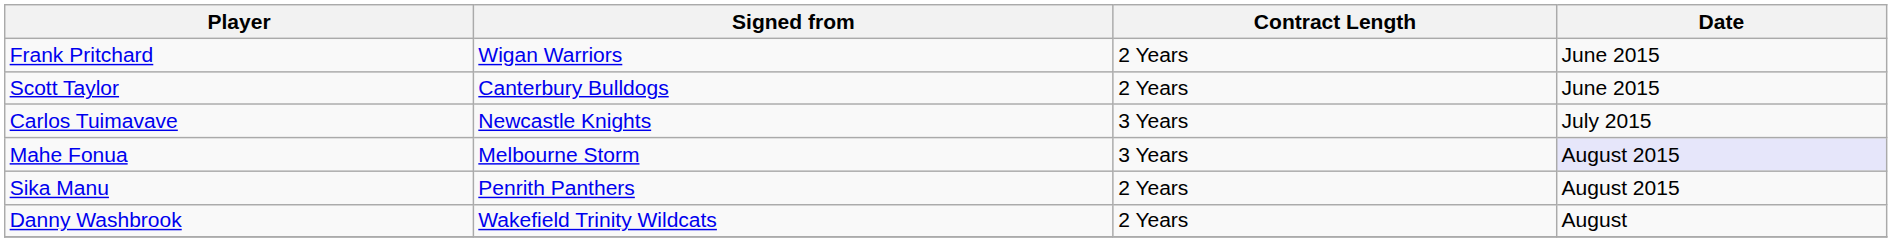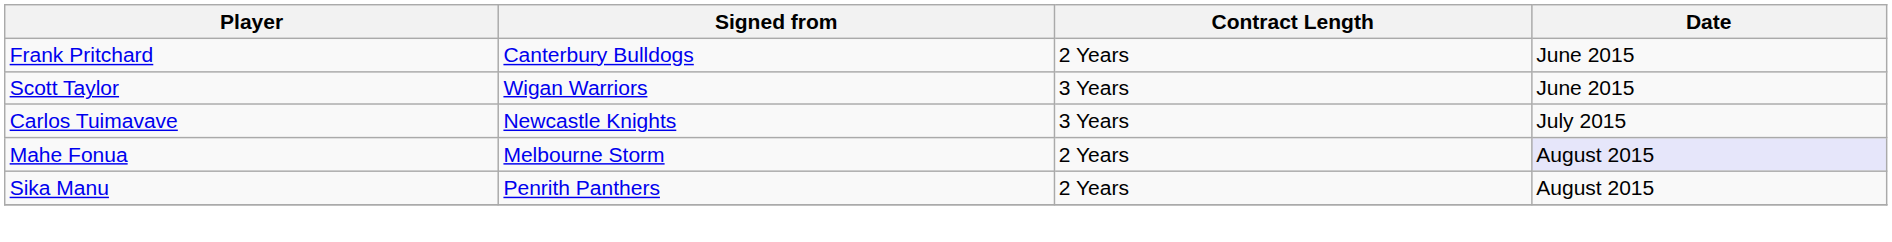(550, 55) Wigan Warriors -> (599, 55) Canterbury Bulldogs
(574, 88) Canterbury Bulldogs -> (575, 88) Wigan Warriors
(1153, 88) 2 Years -> (1094, 88) 3 Years
(1153, 155) 3 Years -> (1094, 155) 2 Years
- row: (96, 221)
